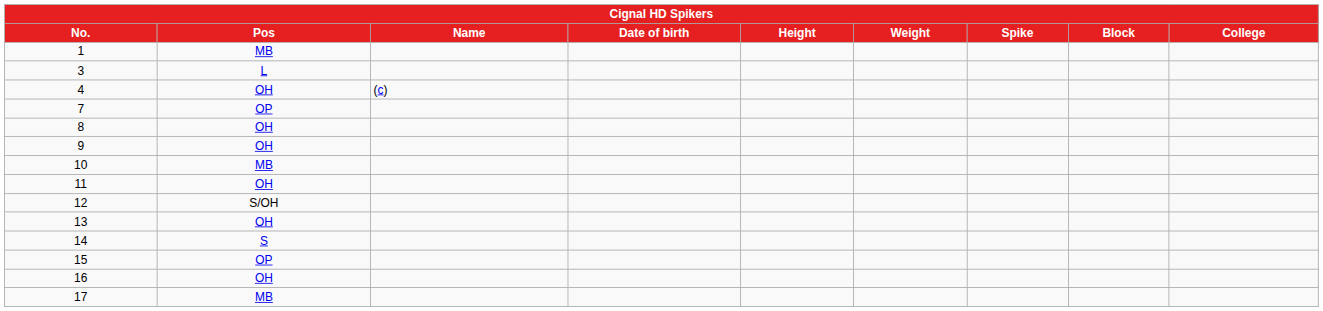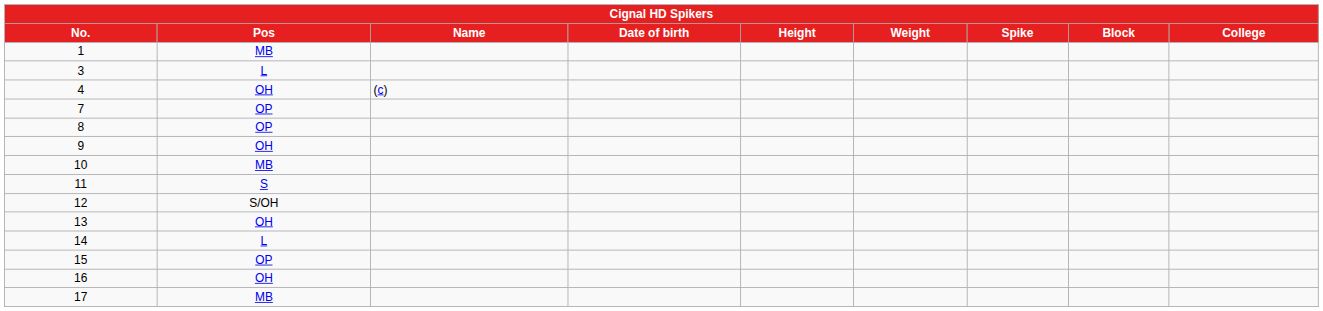(264, 128) OH -> (264, 128) OP
(264, 184) OH -> (264, 184) S
(264, 241) S -> (264, 241) L
